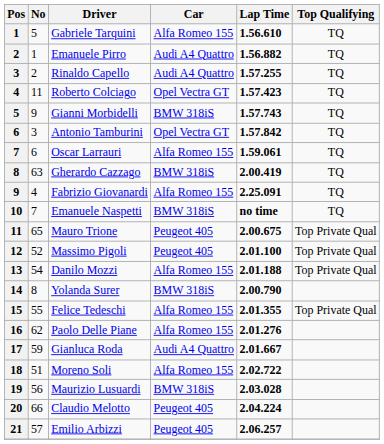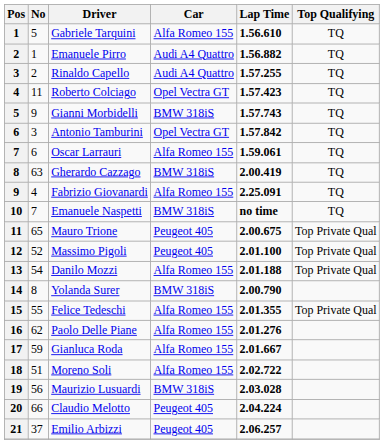(194, 349) Audi A4 Quattro -> (193, 349) Alfa Romeo 155
(37, 428) 57 -> (37, 428) 37
